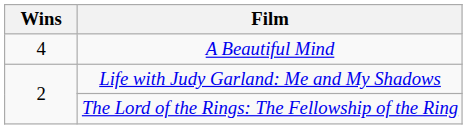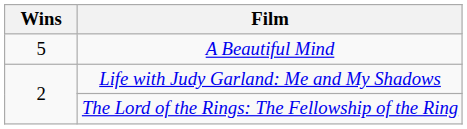(41, 49) 4 -> (41, 49) 5
